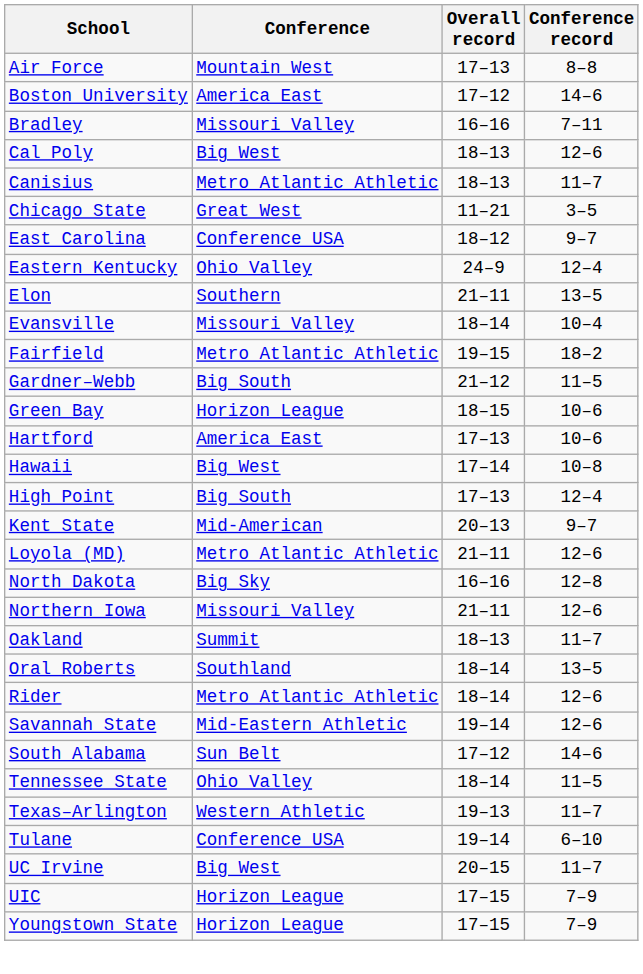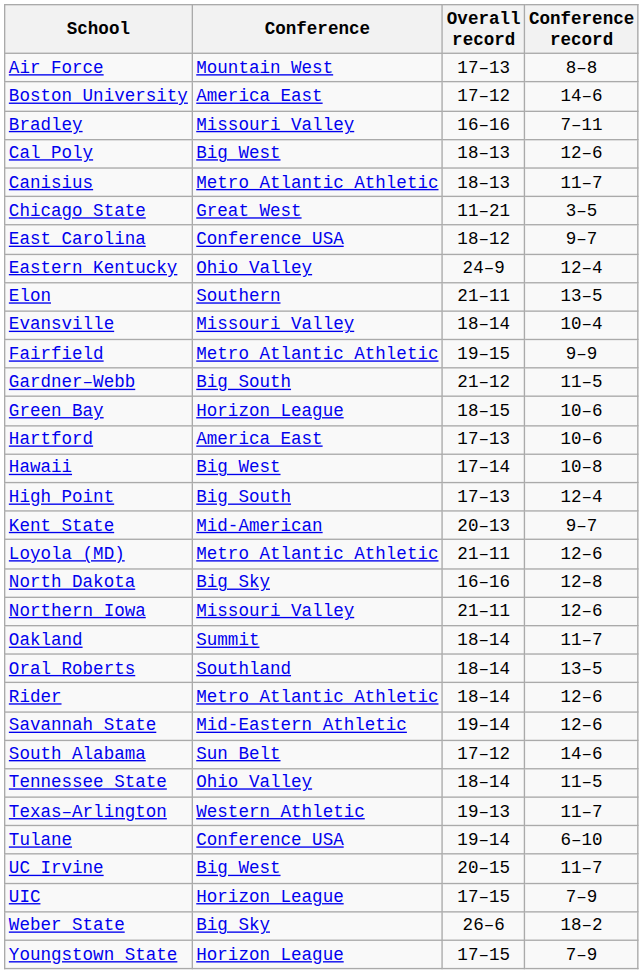(582, 354) 18–2 -> (582, 354) 9–9
(484, 640) 18–13 -> (484, 640) 18–14
+ row: (67, 926)
